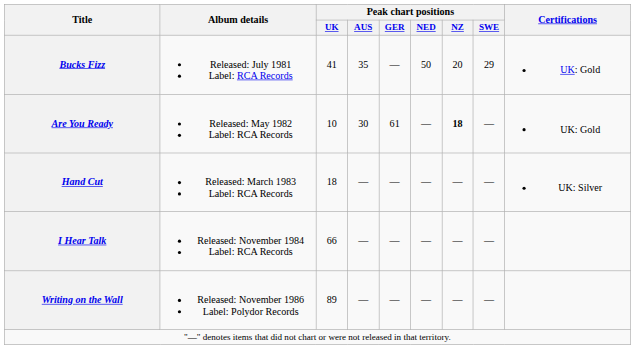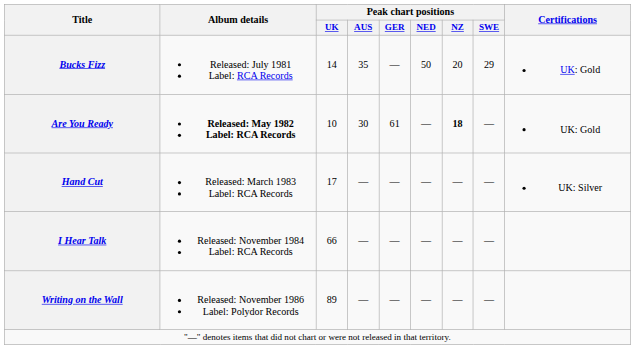(332, 64) 41 -> (332, 64) 14
(238, 129) normal -> (238, 129) bold
(332, 182) 18 -> (332, 182) 17
